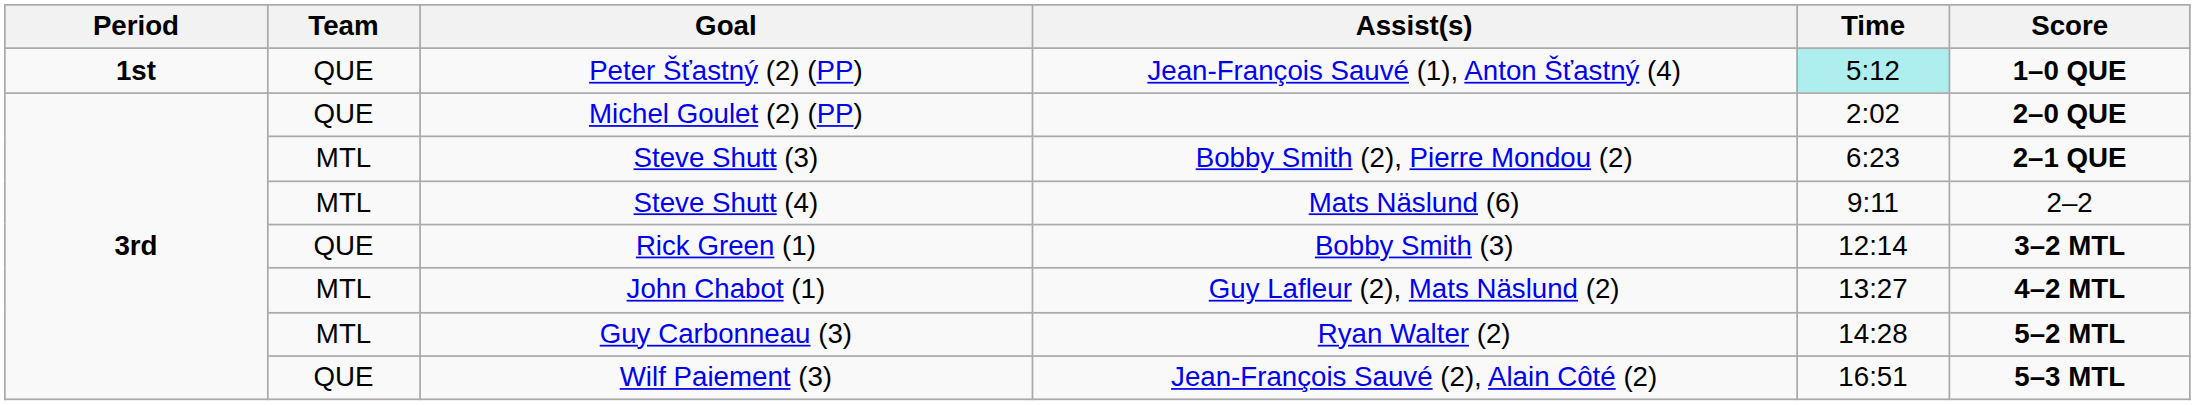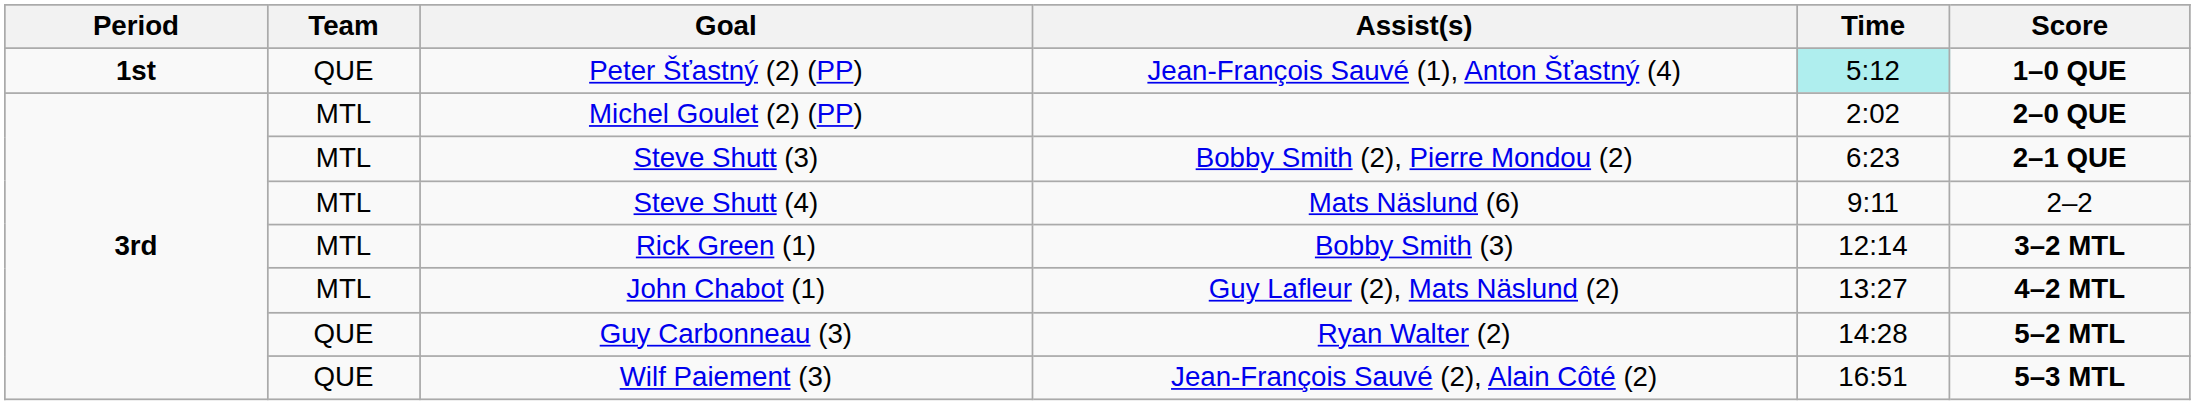(343, 114) QUE -> (344, 114) MTL
(343, 245) QUE -> (344, 245) MTL
(344, 333) MTL -> (343, 333) QUE
